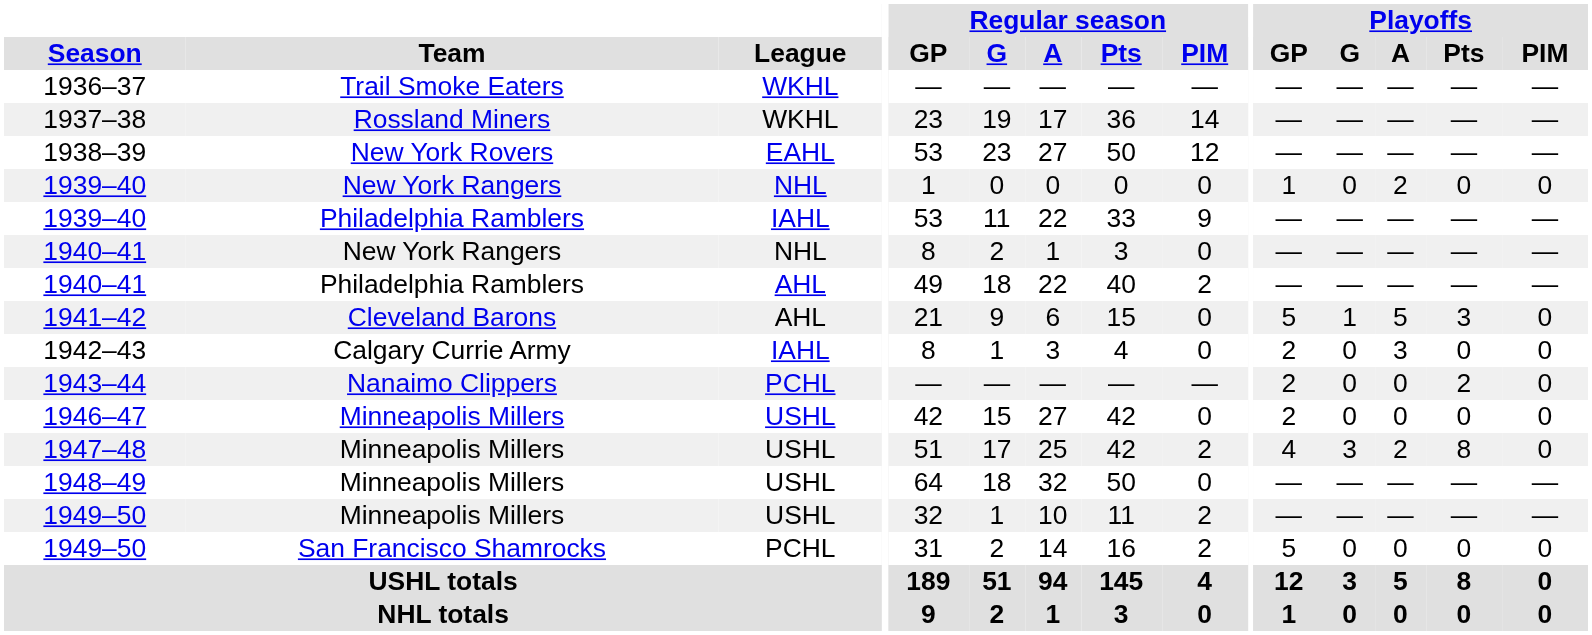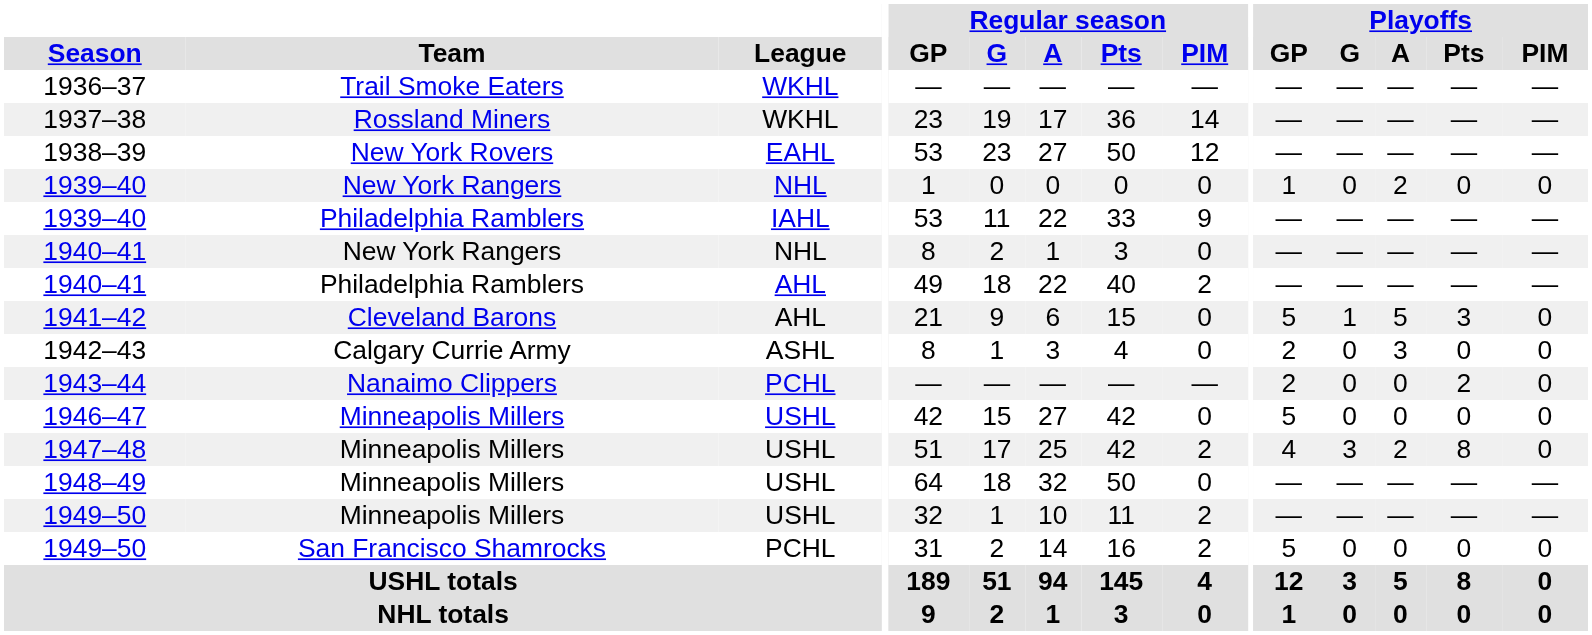(800, 350) IAHL -> (800, 350) ASHL
(1289, 416) 2 -> (1289, 416) 5
